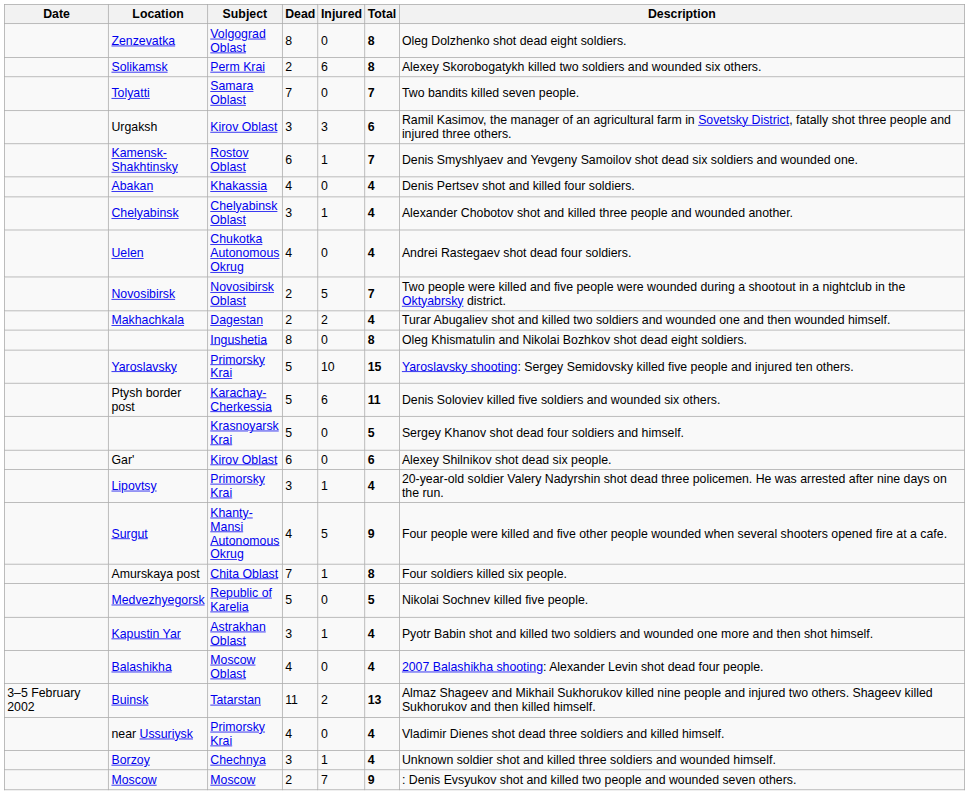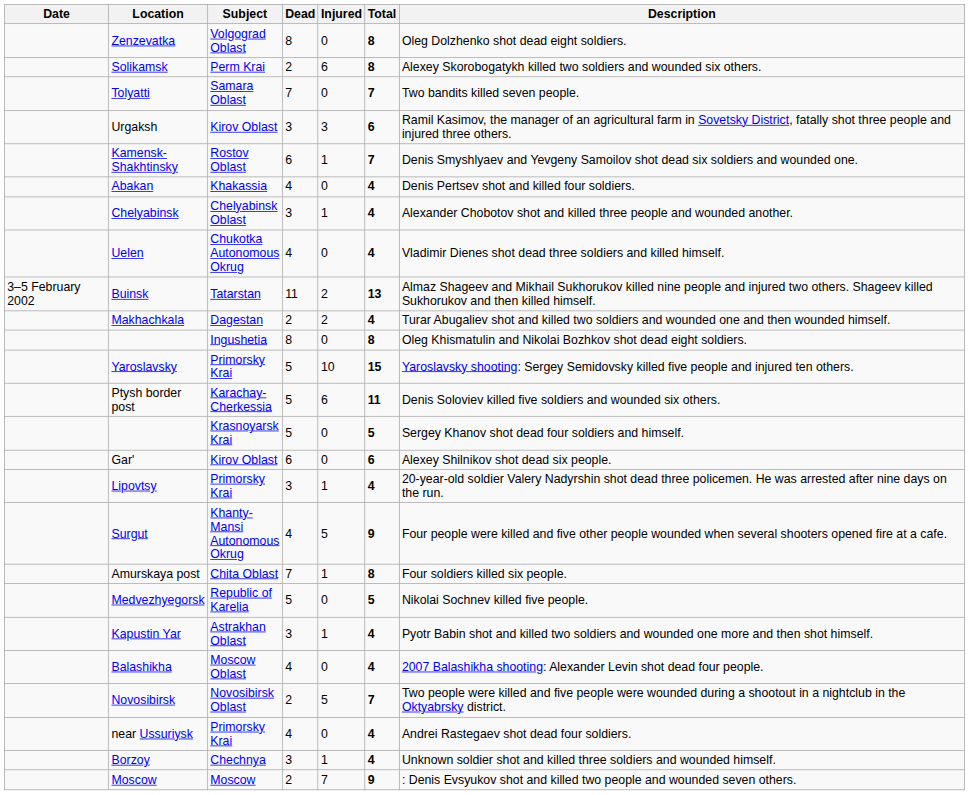(517, 253) Andrei Rastegaev shot dead four soldiers. -> (563, 253) Vladimir Dienes shot dead three soldiers and killed himself.
rows swapped: (130, 700) <-> (143, 294)
(563, 733) Vladimir Dienes shot dead three soldiers and killed himself. -> (517, 733) Andrei Rastegaev shot dead four soldiers.
